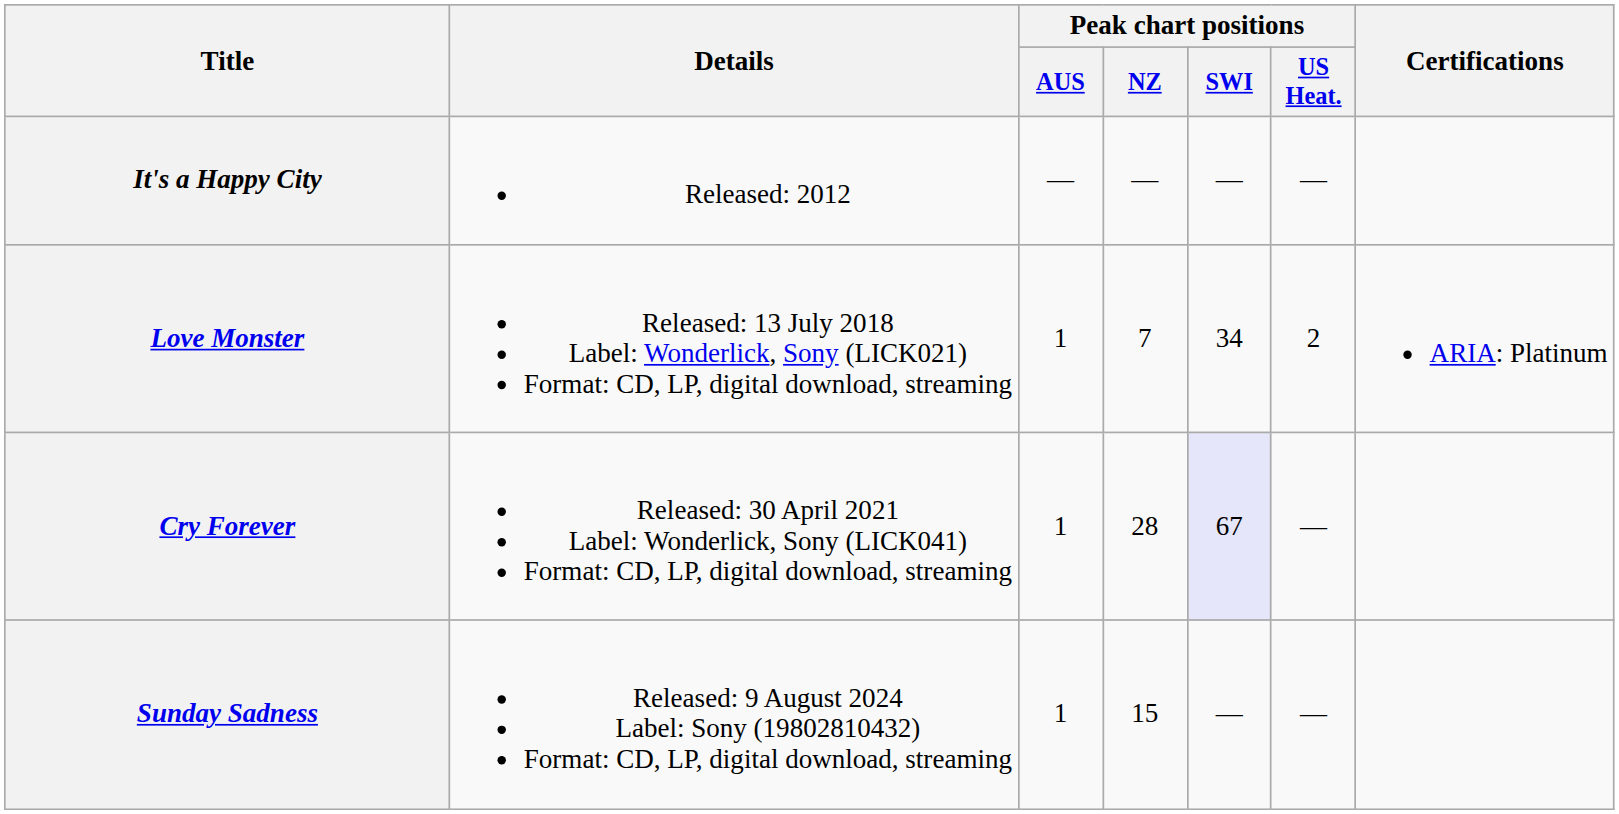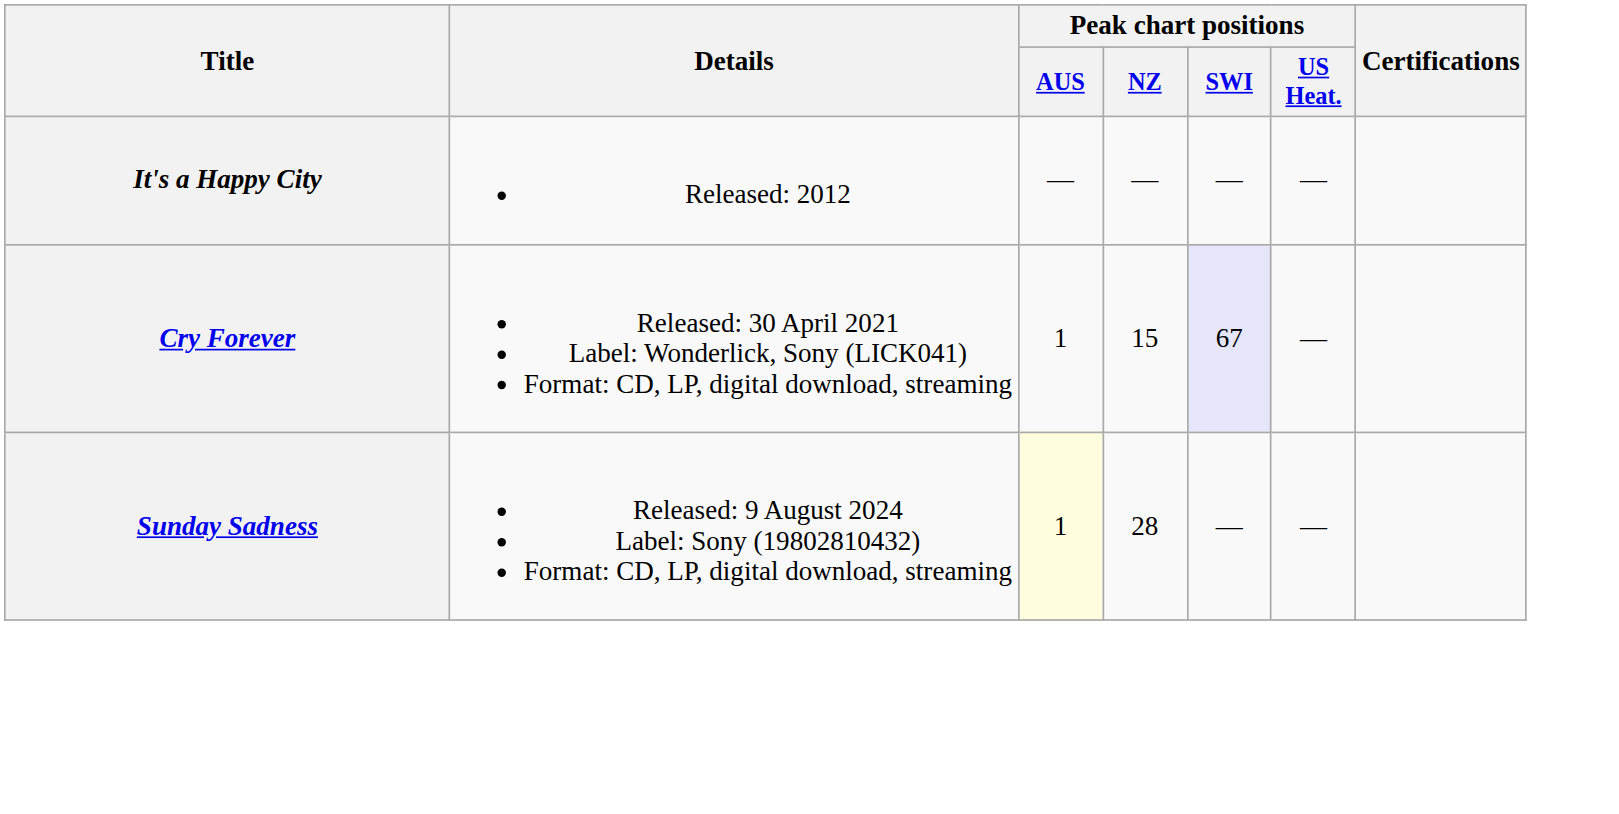- row: (227, 337)
(1145, 525) 28 -> (1145, 337) 15
(1060, 714) no background -> (1060, 525) lightyellow background
(1145, 714) 15 -> (1145, 525) 28
